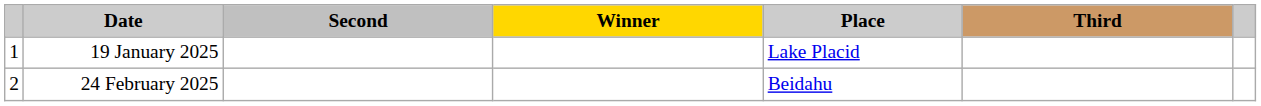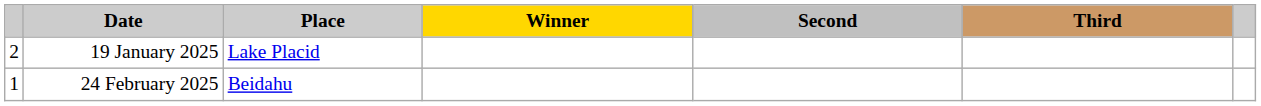columns swapped: (863, 20) <-> (358, 20)
(14, 51) 1 -> (14, 51) 2
(14, 83) 2 -> (14, 83) 1
